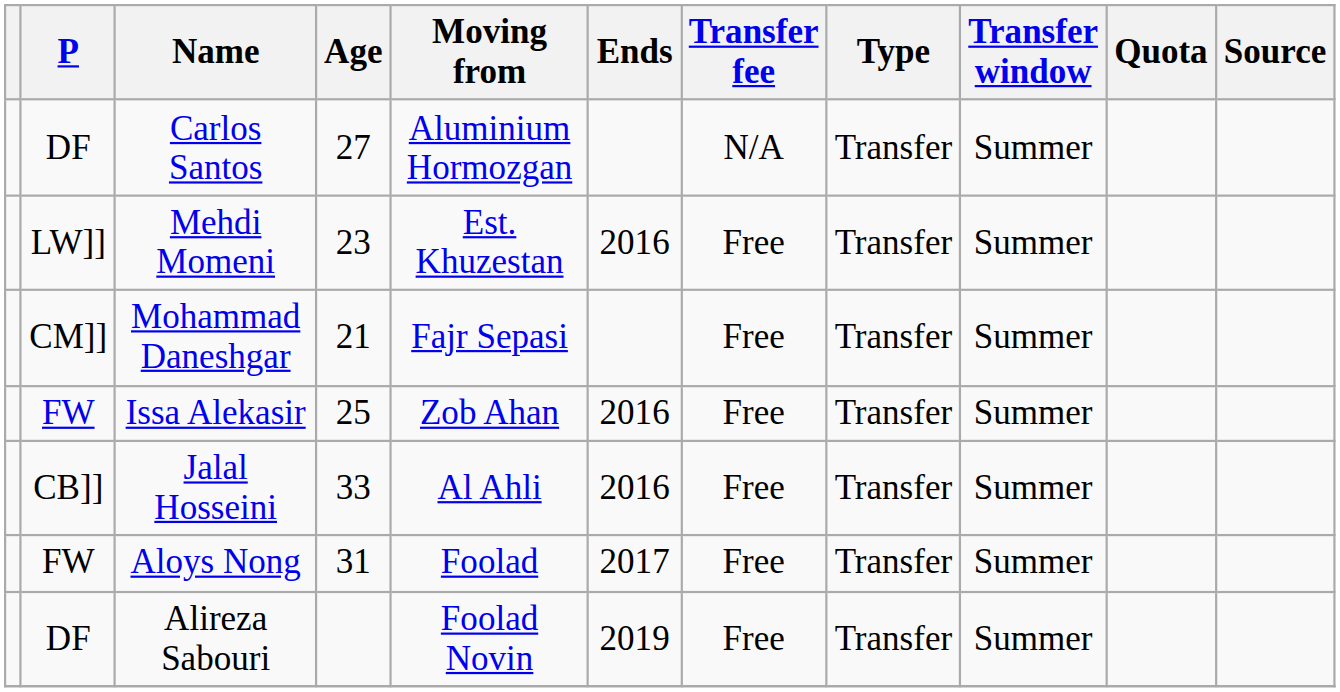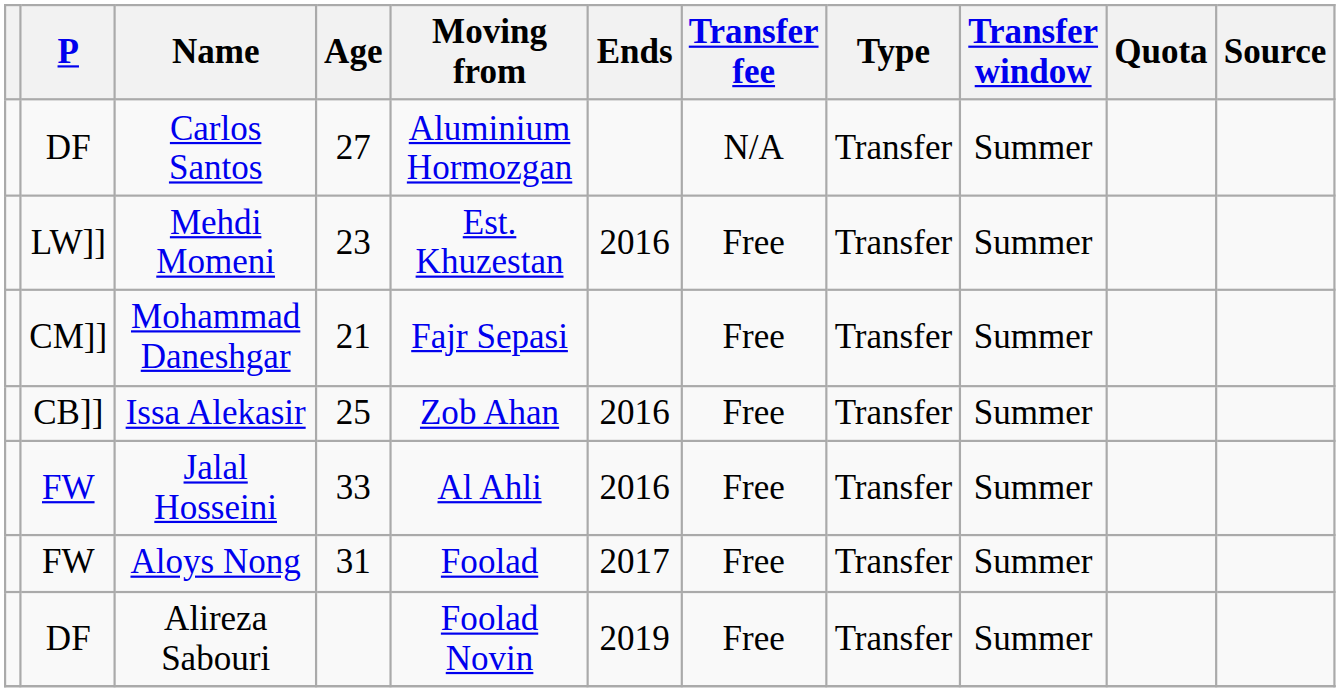(68, 412) FW -> (68, 412) CB]]
(68, 487) CB]] -> (68, 487) FW
